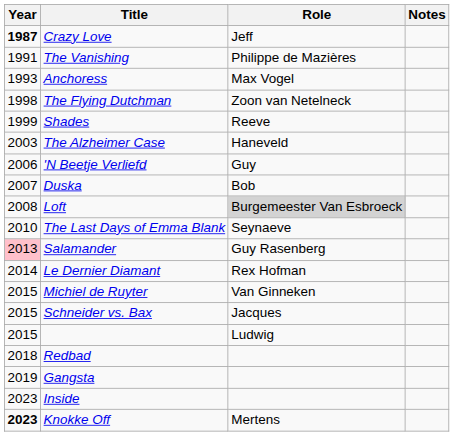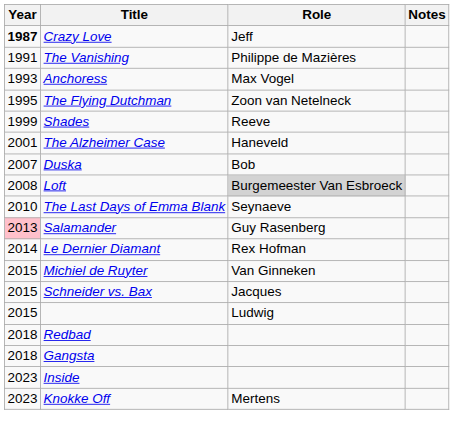(22, 100) 1998 -> (22, 100) 1995
(22, 143) 2003 -> (22, 143) 2001
- row: (95, 164)
(22, 377) 2019 -> (22, 356) 2018
(22, 420) bold -> (22, 398) normal
